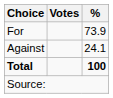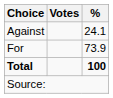rows swapped: (15, 31) <-> (26, 48)
